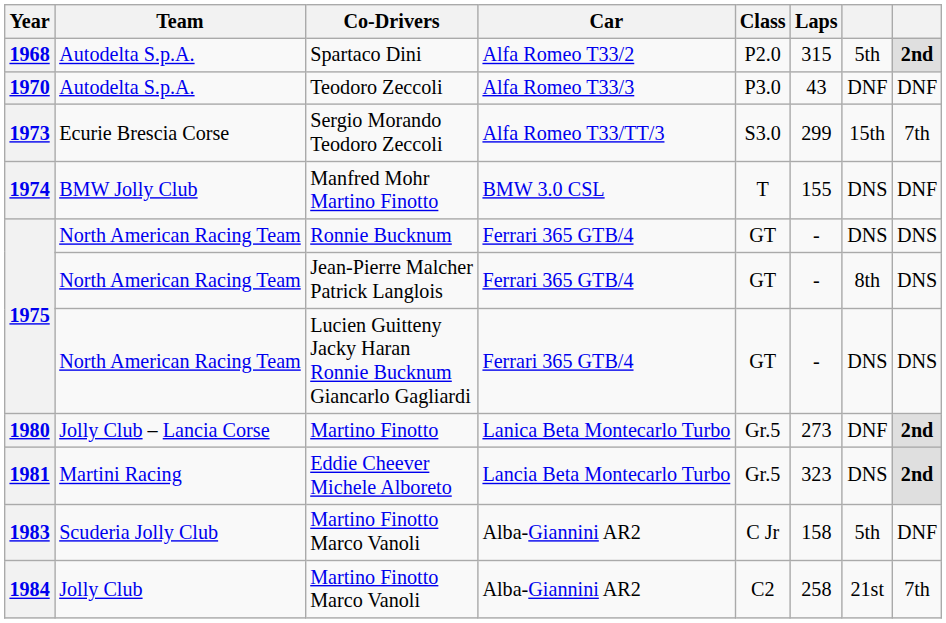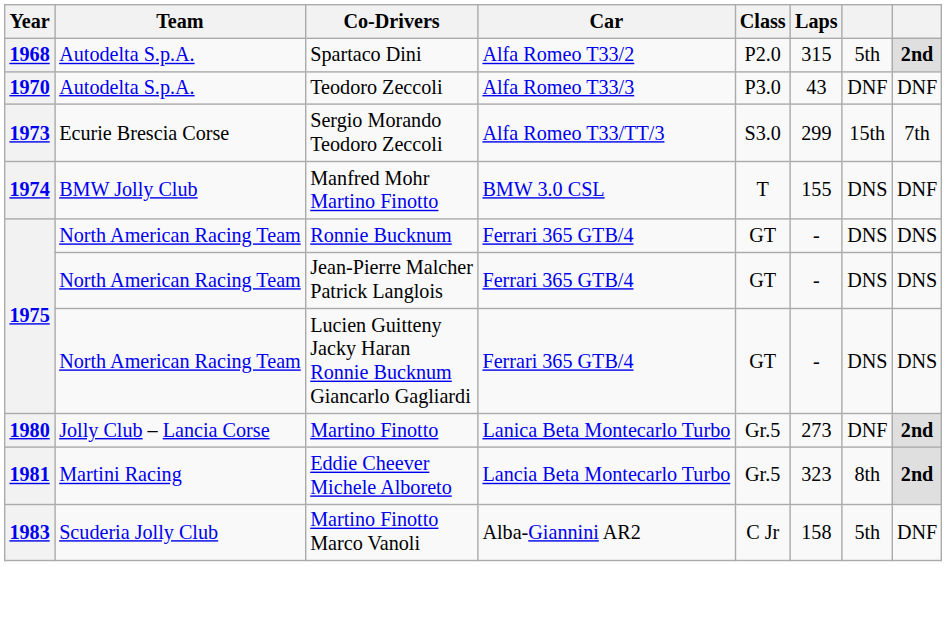(867, 280) 8th -> (867, 280) DNS
(867, 475) DNS -> (867, 475) 8th
- row: (30, 589)
